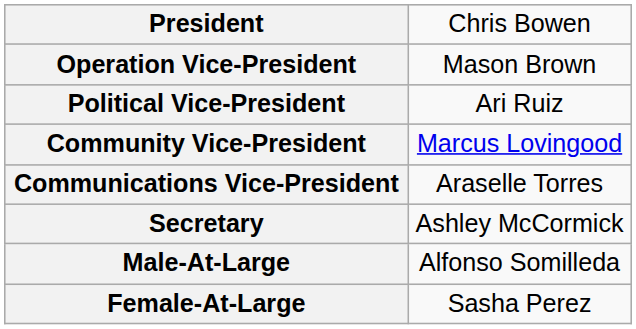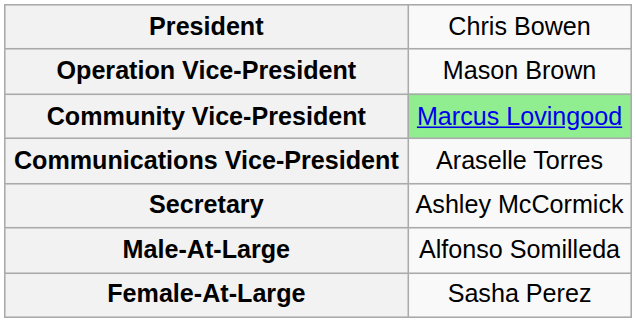- row: (206, 104)
(520, 143) no background -> (520, 116) lightgreen background
